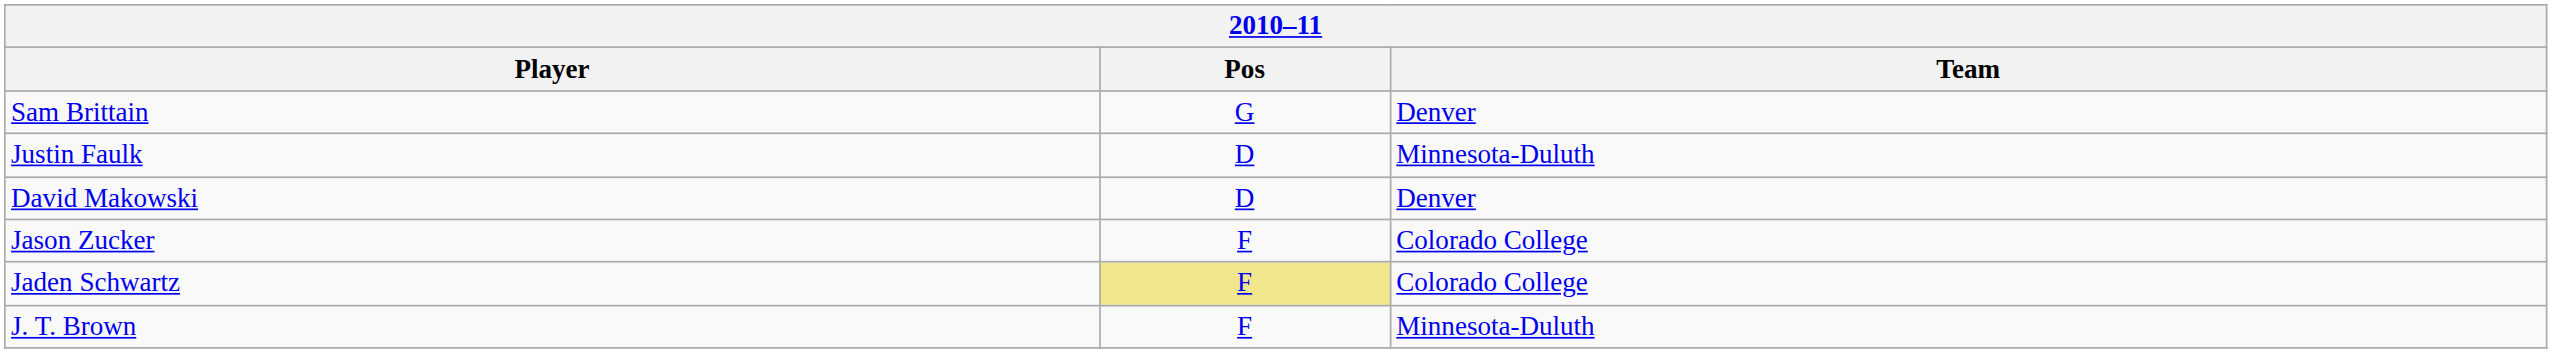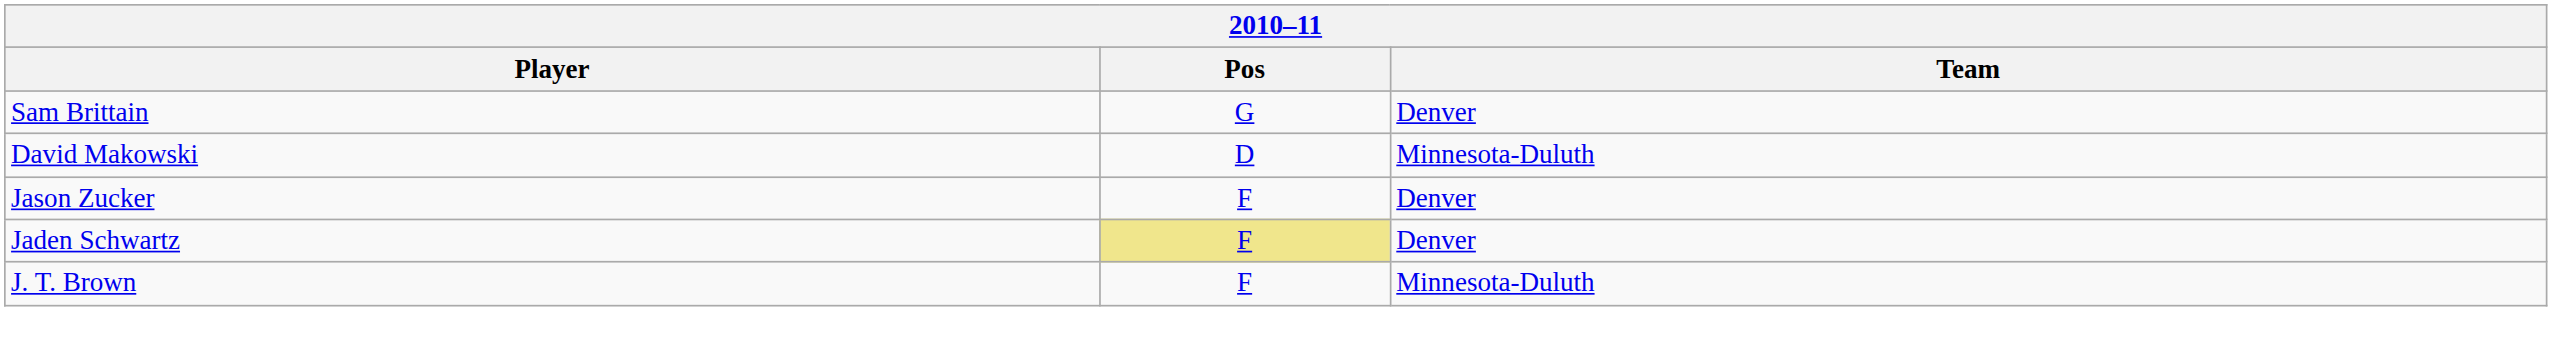- row: (77, 154)
(1436, 197) Denver -> (1495, 154) Minnesota-Duluth
(1492, 240) Colorado College -> (1436, 197) Denver
(1492, 283) Colorado College -> (1436, 240) Denver
